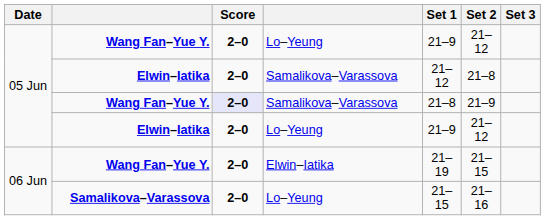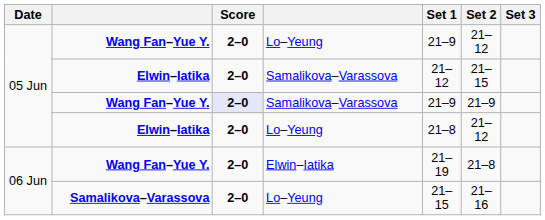(481, 76) 21–8 -> (481, 76) 21–15
(442, 103) 21–8 -> (442, 103) 21–9
(442, 130) 21–9 -> (442, 130) 21–8
(481, 164) 21–15 -> (481, 164) 21–8
